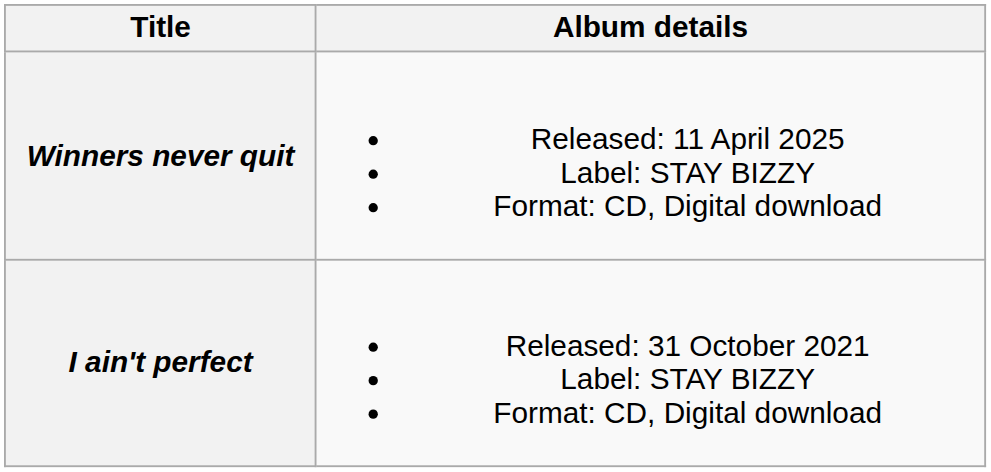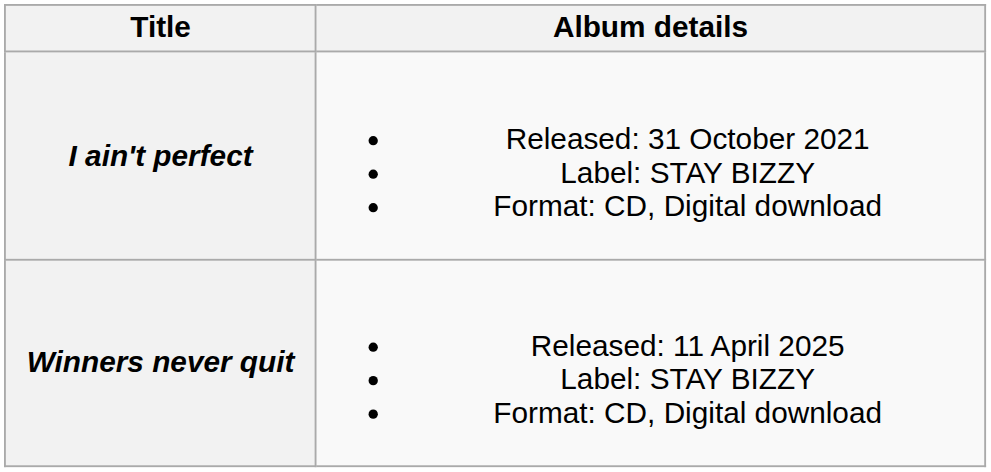rows swapped: (161, 362) <-> (161, 155)
